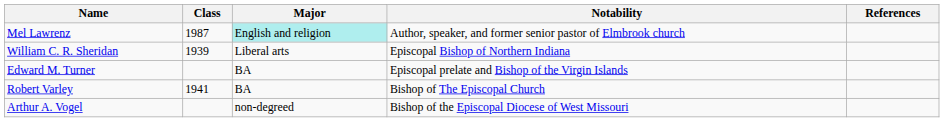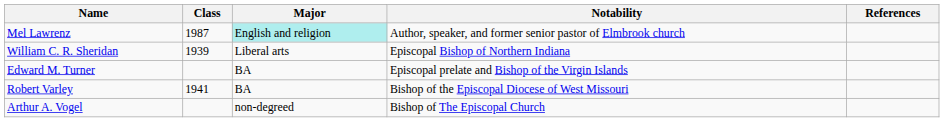(467, 88) Bishop of The Episcopal Church -> (509, 88) Bishop of the Episcopal Diocese of West Missouri
(509, 107) Bishop of the Episcopal Diocese of West Missouri -> (467, 107) Bishop of The Episcopal Church
